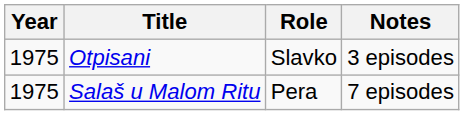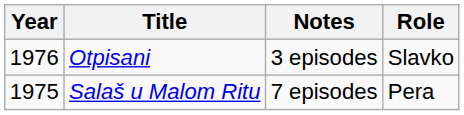columns swapped: (304, 22) <-> (401, 22)
(34, 57) 1975 -> (34, 57) 1976
